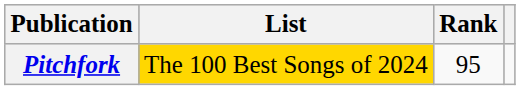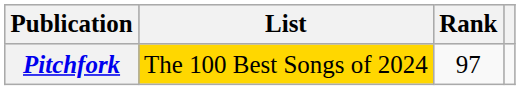(468, 63) 95 -> (468, 63) 97
